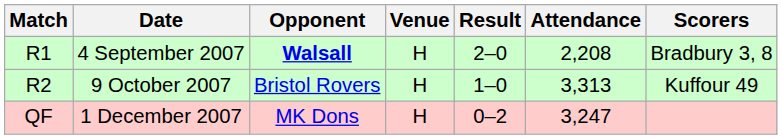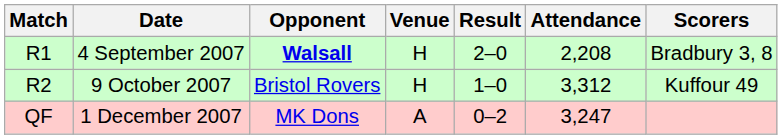(586, 85) 3,313 -> (586, 85) 3,312
(420, 117) H -> (420, 117) A
